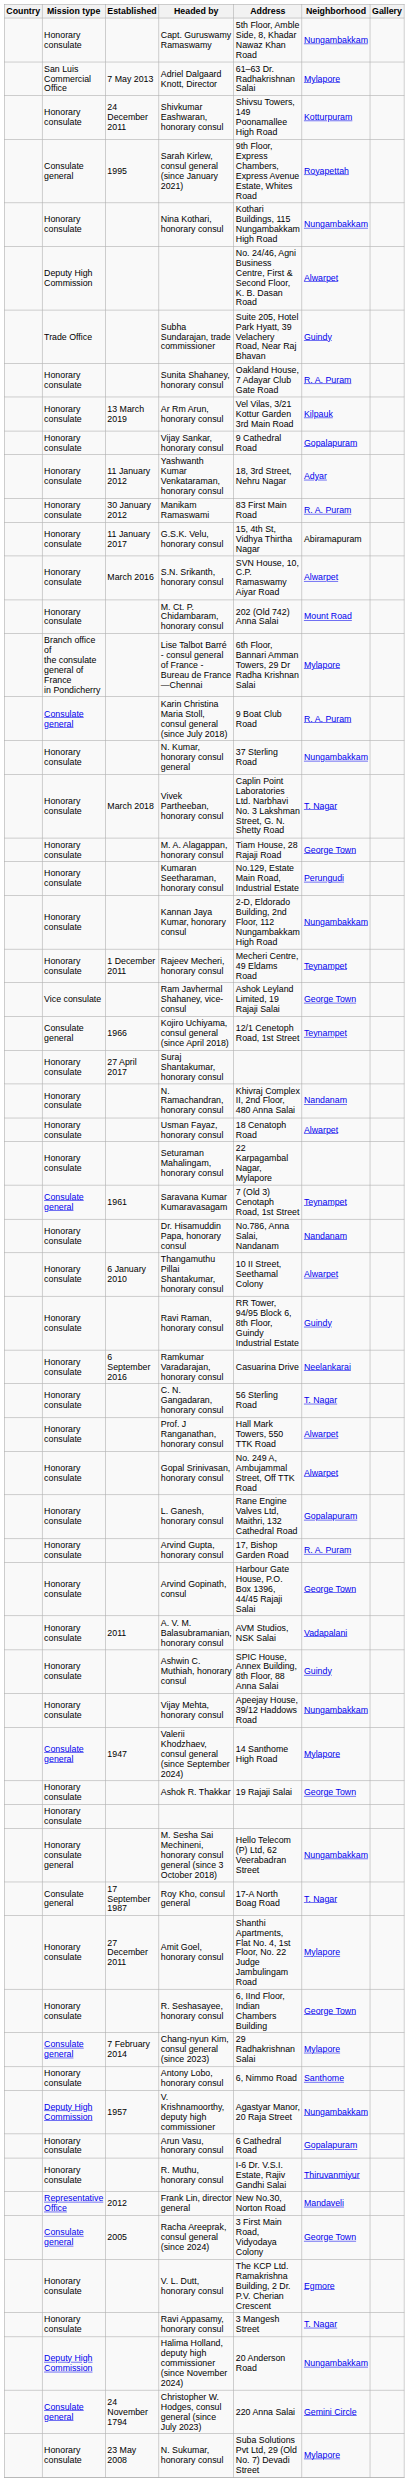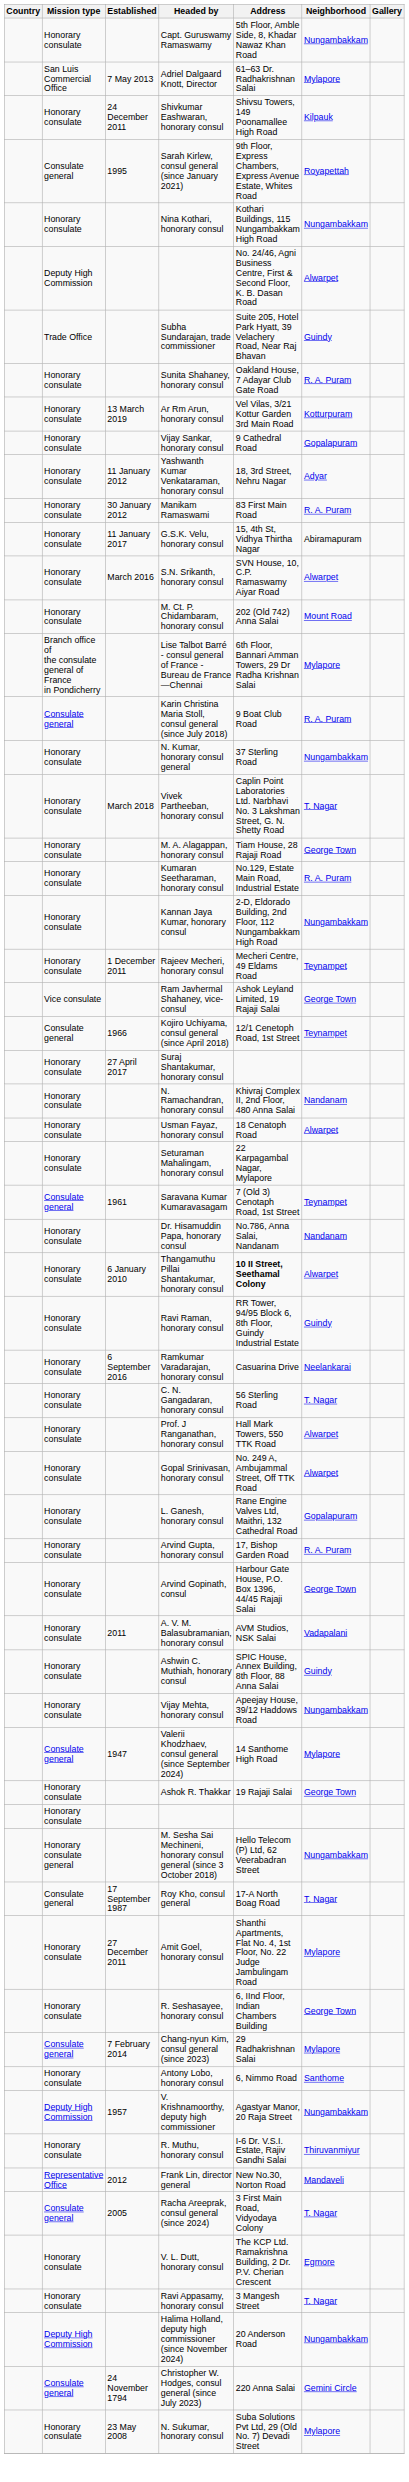(328, 117) Kotturpuram -> (318, 117) Kilpauk
(318, 414) Kilpauk -> (328, 414) Kotturpuram
(324, 878) Perungudi -> (328, 878) R. A. Puram
(259, 1274) normal -> (259, 1274) bold
- row: (63, 2146)
(330, 2237) George Town -> (321, 2213) T. Nagar
